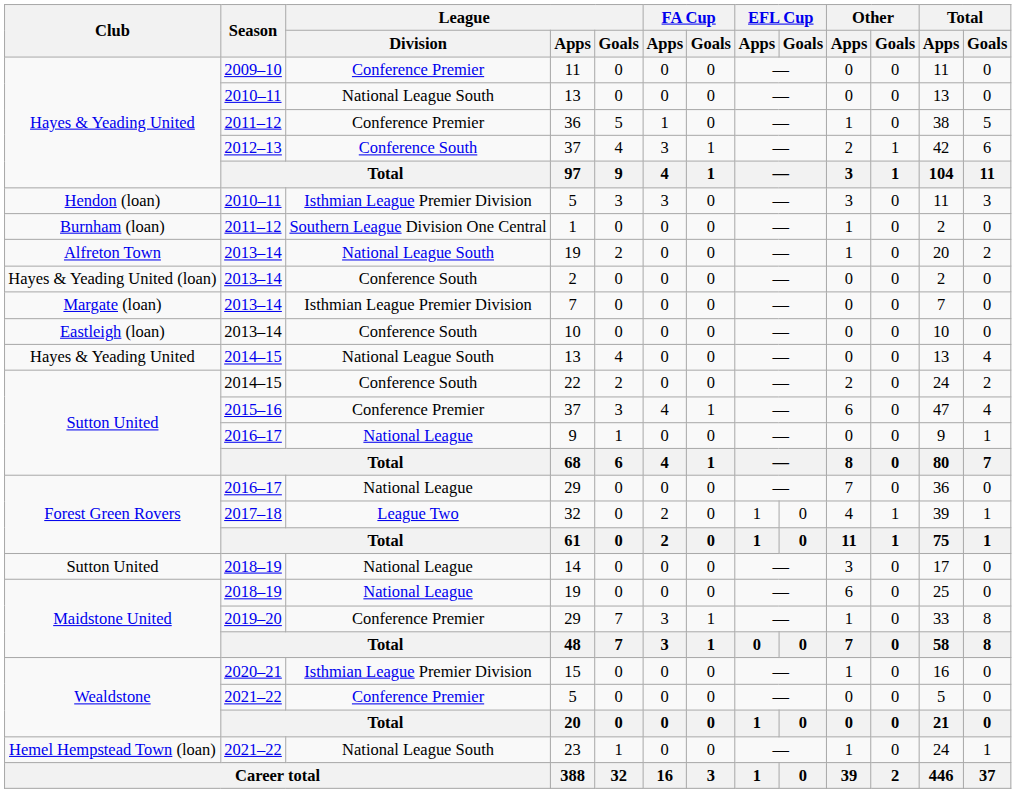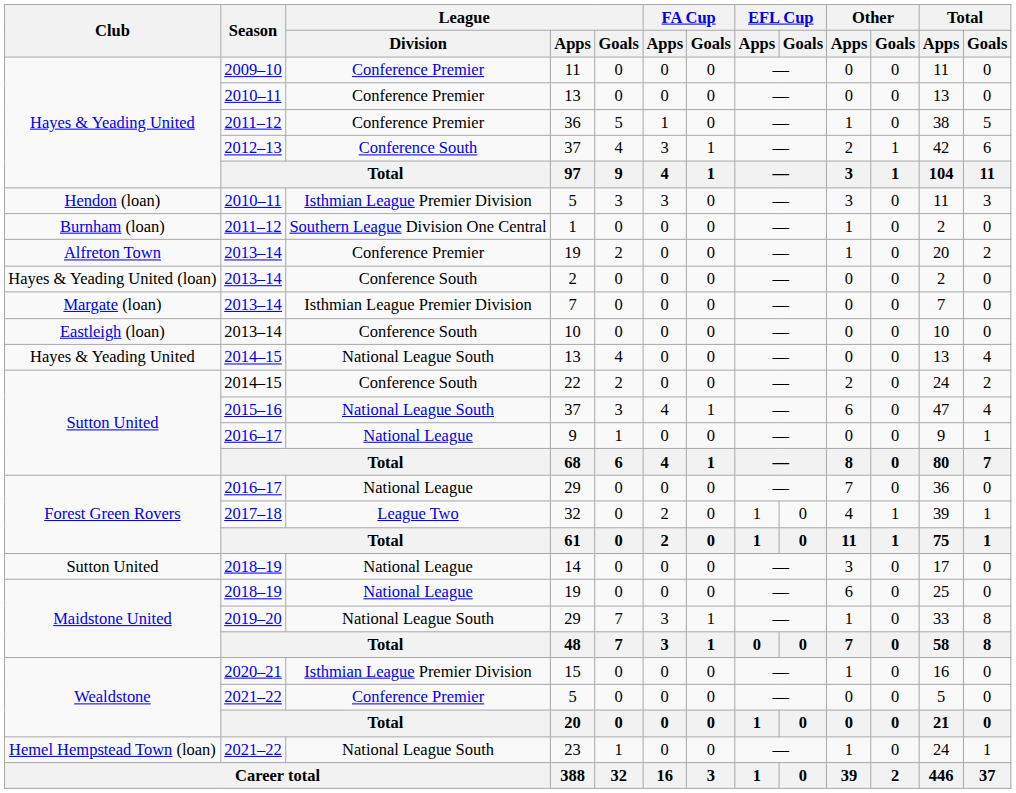(418, 95) National League South -> (418, 95) Conference Premier
(418, 252) National League South -> (418, 252) Conference Premier
(418, 409) Conference Premier -> (418, 409) National League South
(418, 618) Conference Premier -> (418, 618) National League South
